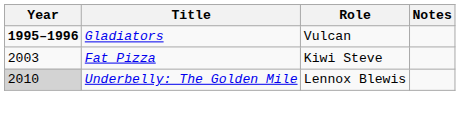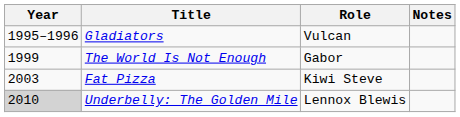(43, 37) bold -> (43, 37) normal
+ row: (175, 58)
